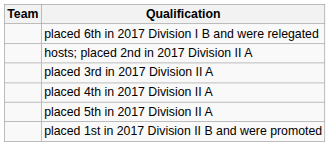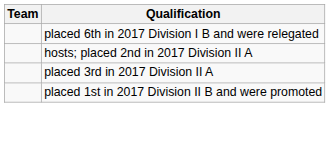- row: (128, 92)
- row: (128, 111)
